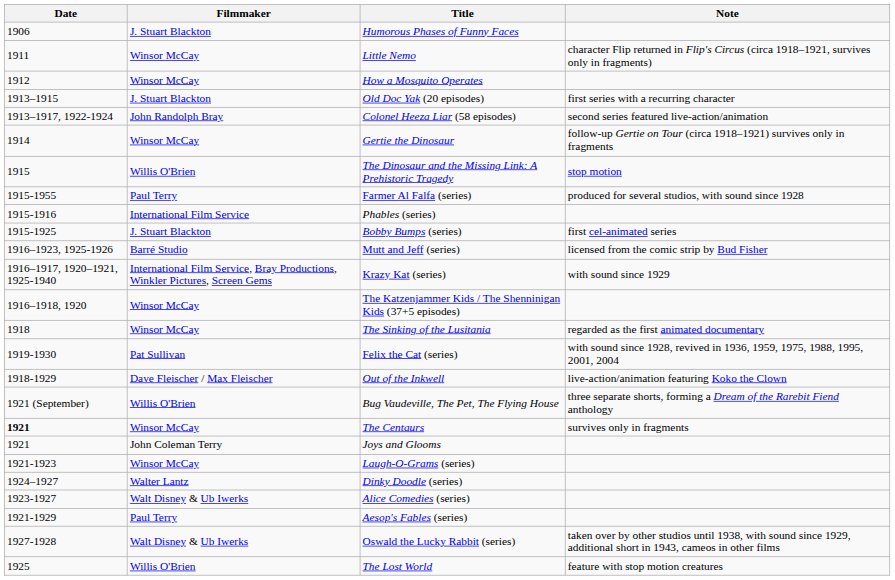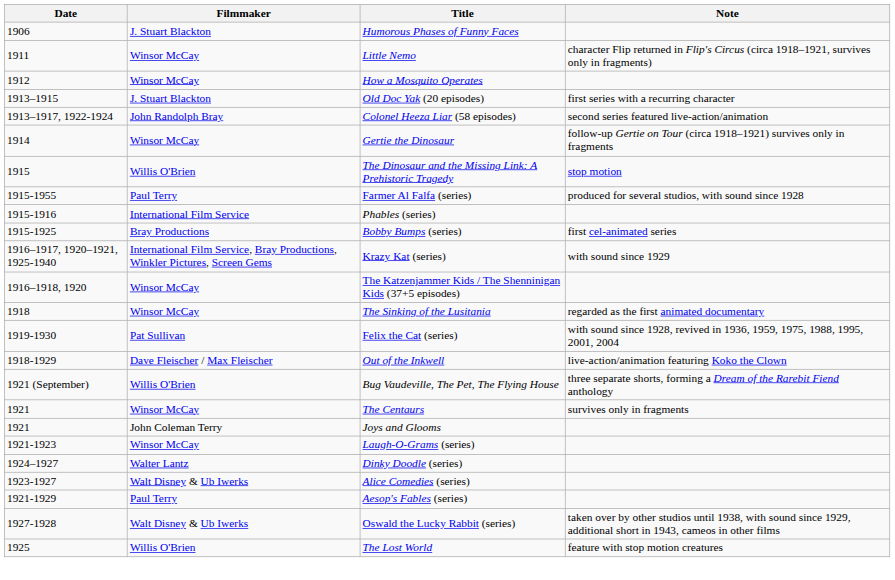(170, 232) J. Stuart Blackton -> (169, 232) Bray Productions
- row: (411, 250)
(18, 427) bold -> (18, 409) normal
